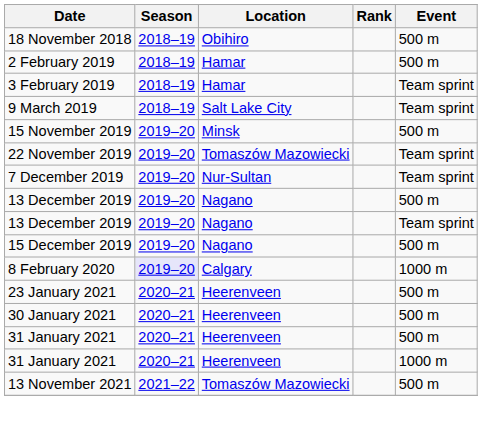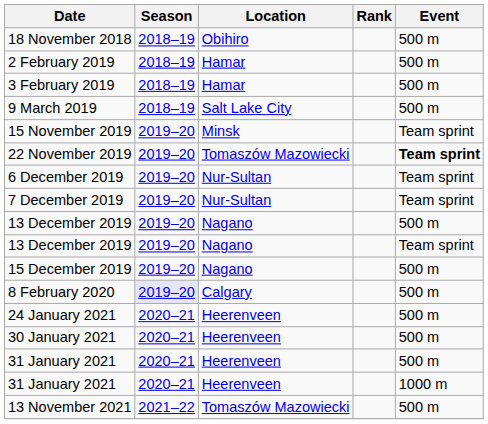(436, 85) Team sprint -> (419, 85) 500 m
(436, 108) Team sprint -> (419, 108) 500 m
(419, 131) 500 m -> (436, 131) Team sprint
(436, 154) normal -> (439, 154) bold
+ row: (66, 177)
(423, 269) 1000 m -> (419, 292) 500 m
- row: (62, 292)
+ row: (62, 315)
